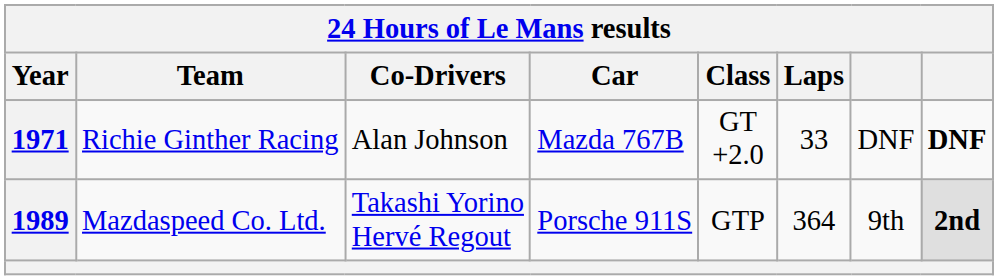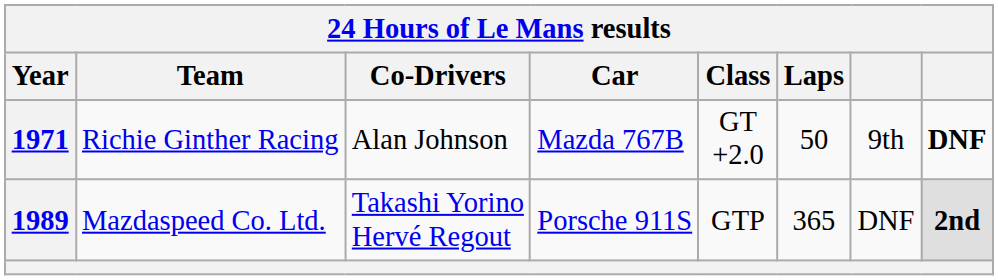(814, 139) 33 -> (814, 139) 50
(886, 139) DNF -> (886, 139) 9th
(814, 219) 364 -> (814, 219) 365
(886, 219) 9th -> (886, 219) DNF
